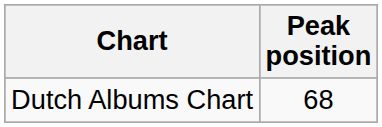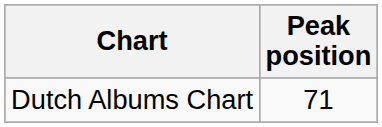(318, 99) 68 -> (318, 99) 71
